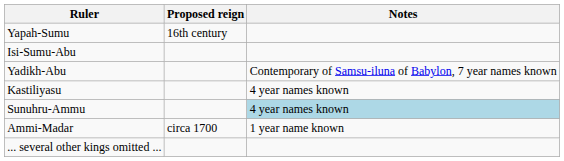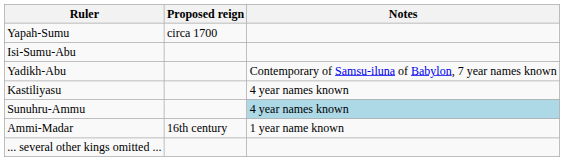(197, 33) 16th century -> (192, 33) circa 1700
(192, 128) circa 1700 -> (197, 128) 16th century
